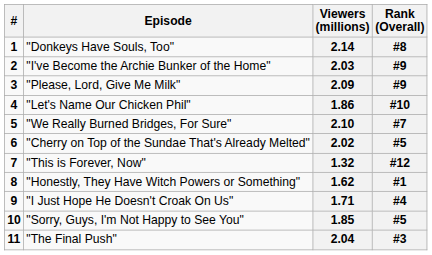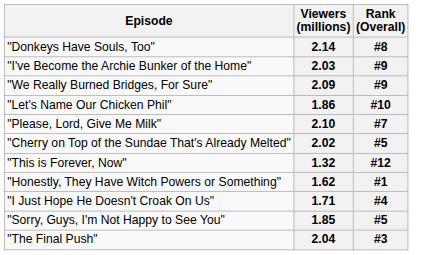- column: (14, 20)
(103, 85) "Please, Lord, Give Me Milk" -> (110, 85) "We Really Burned Bridges, For Sure"
(129, 124) "We Really Burned Bridges, For Sure" -> (84, 124) "Please, Lord, Give Me Milk"
